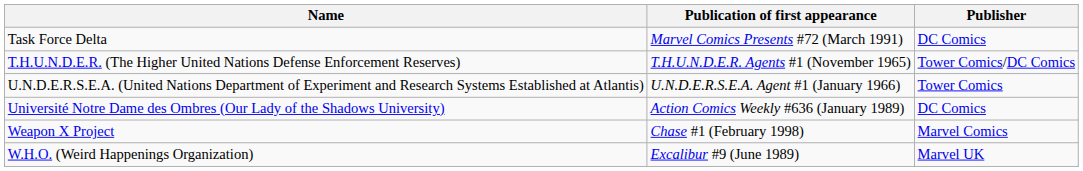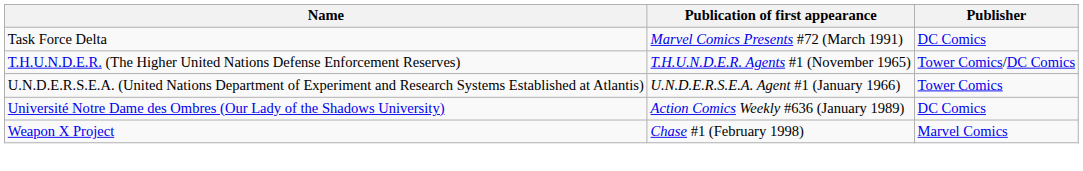- row: (131, 154)
